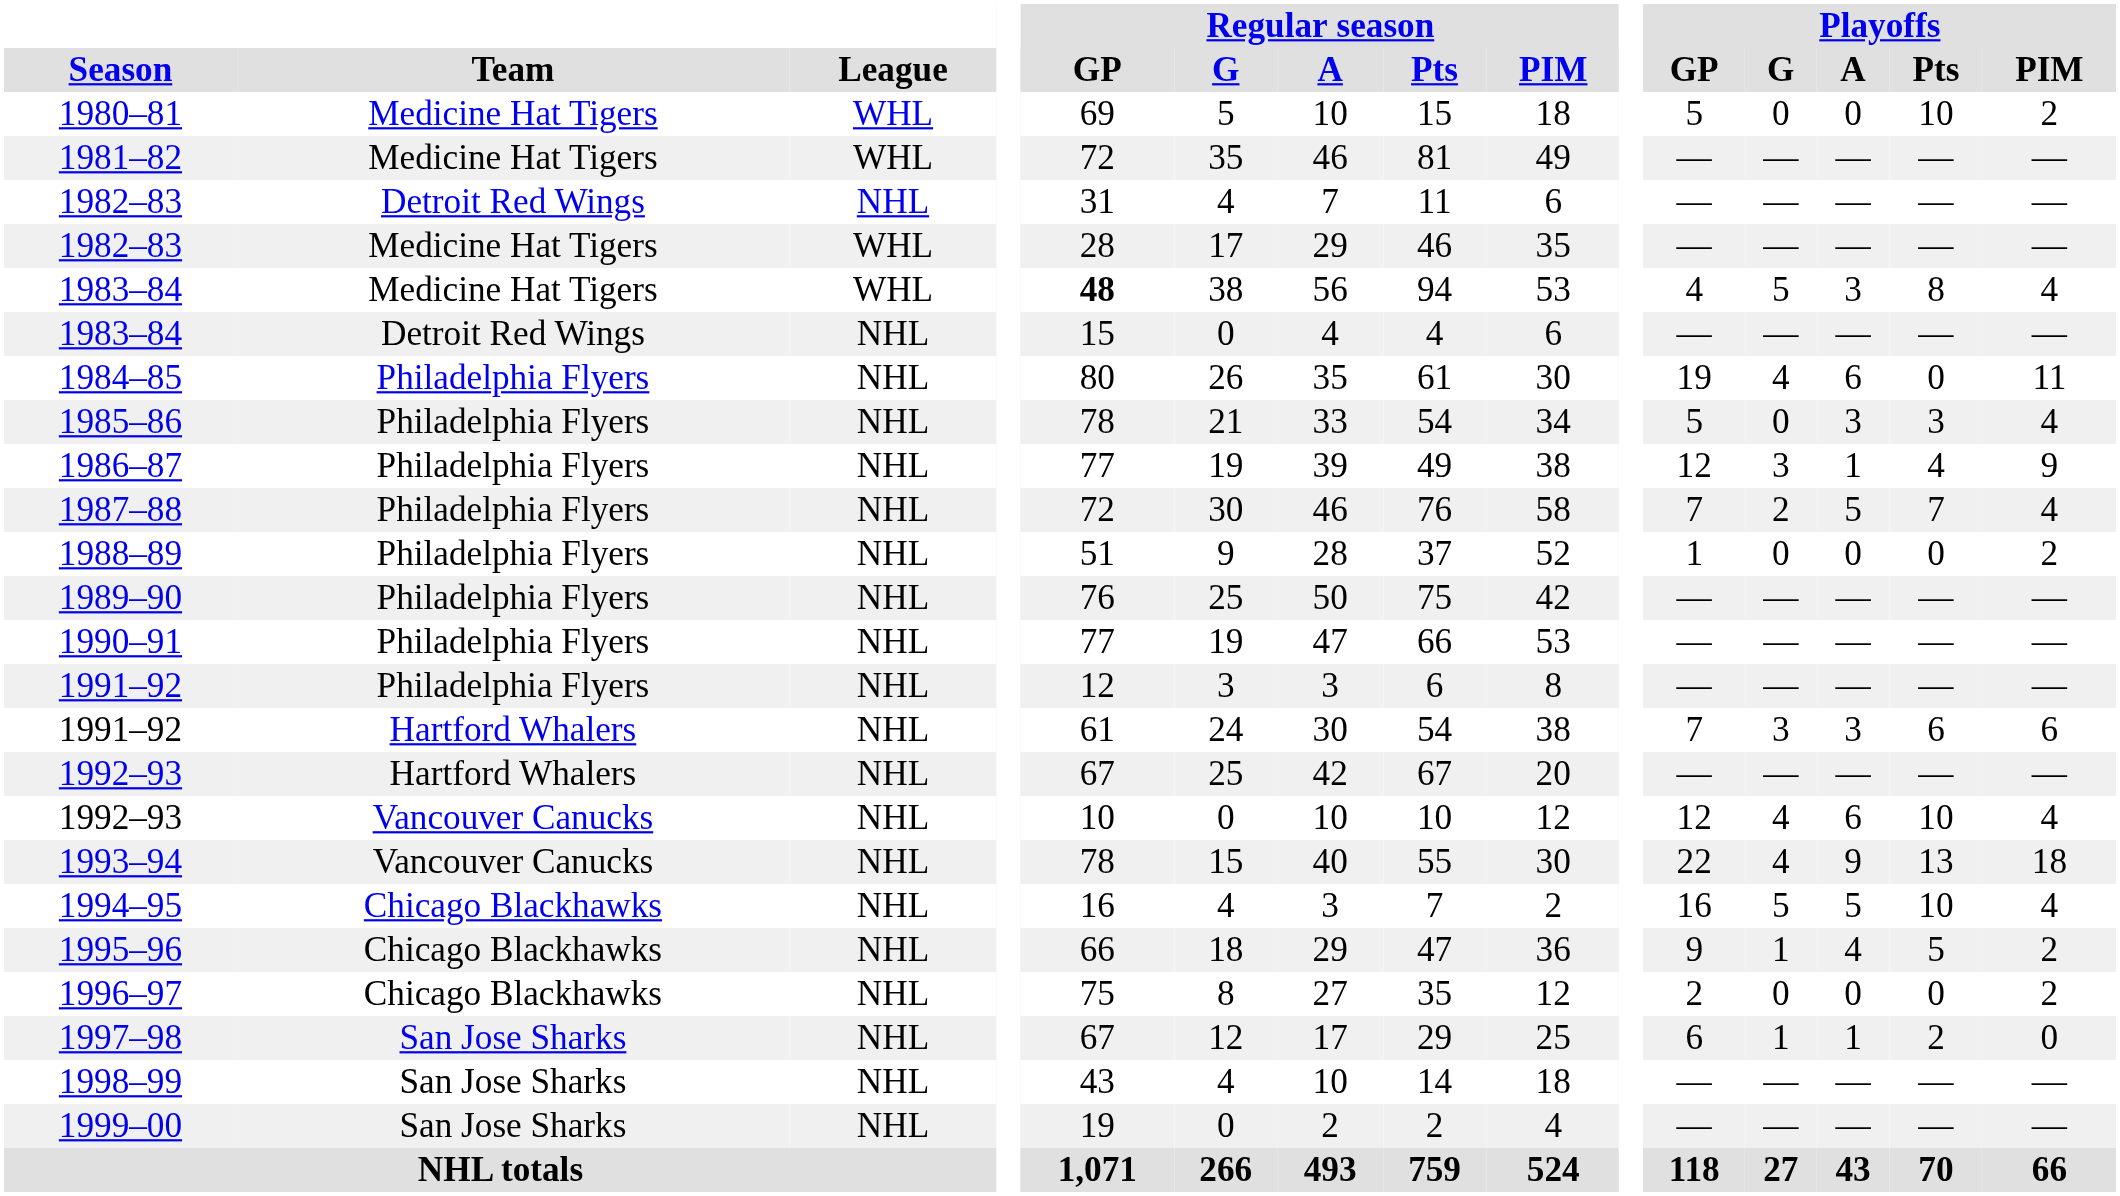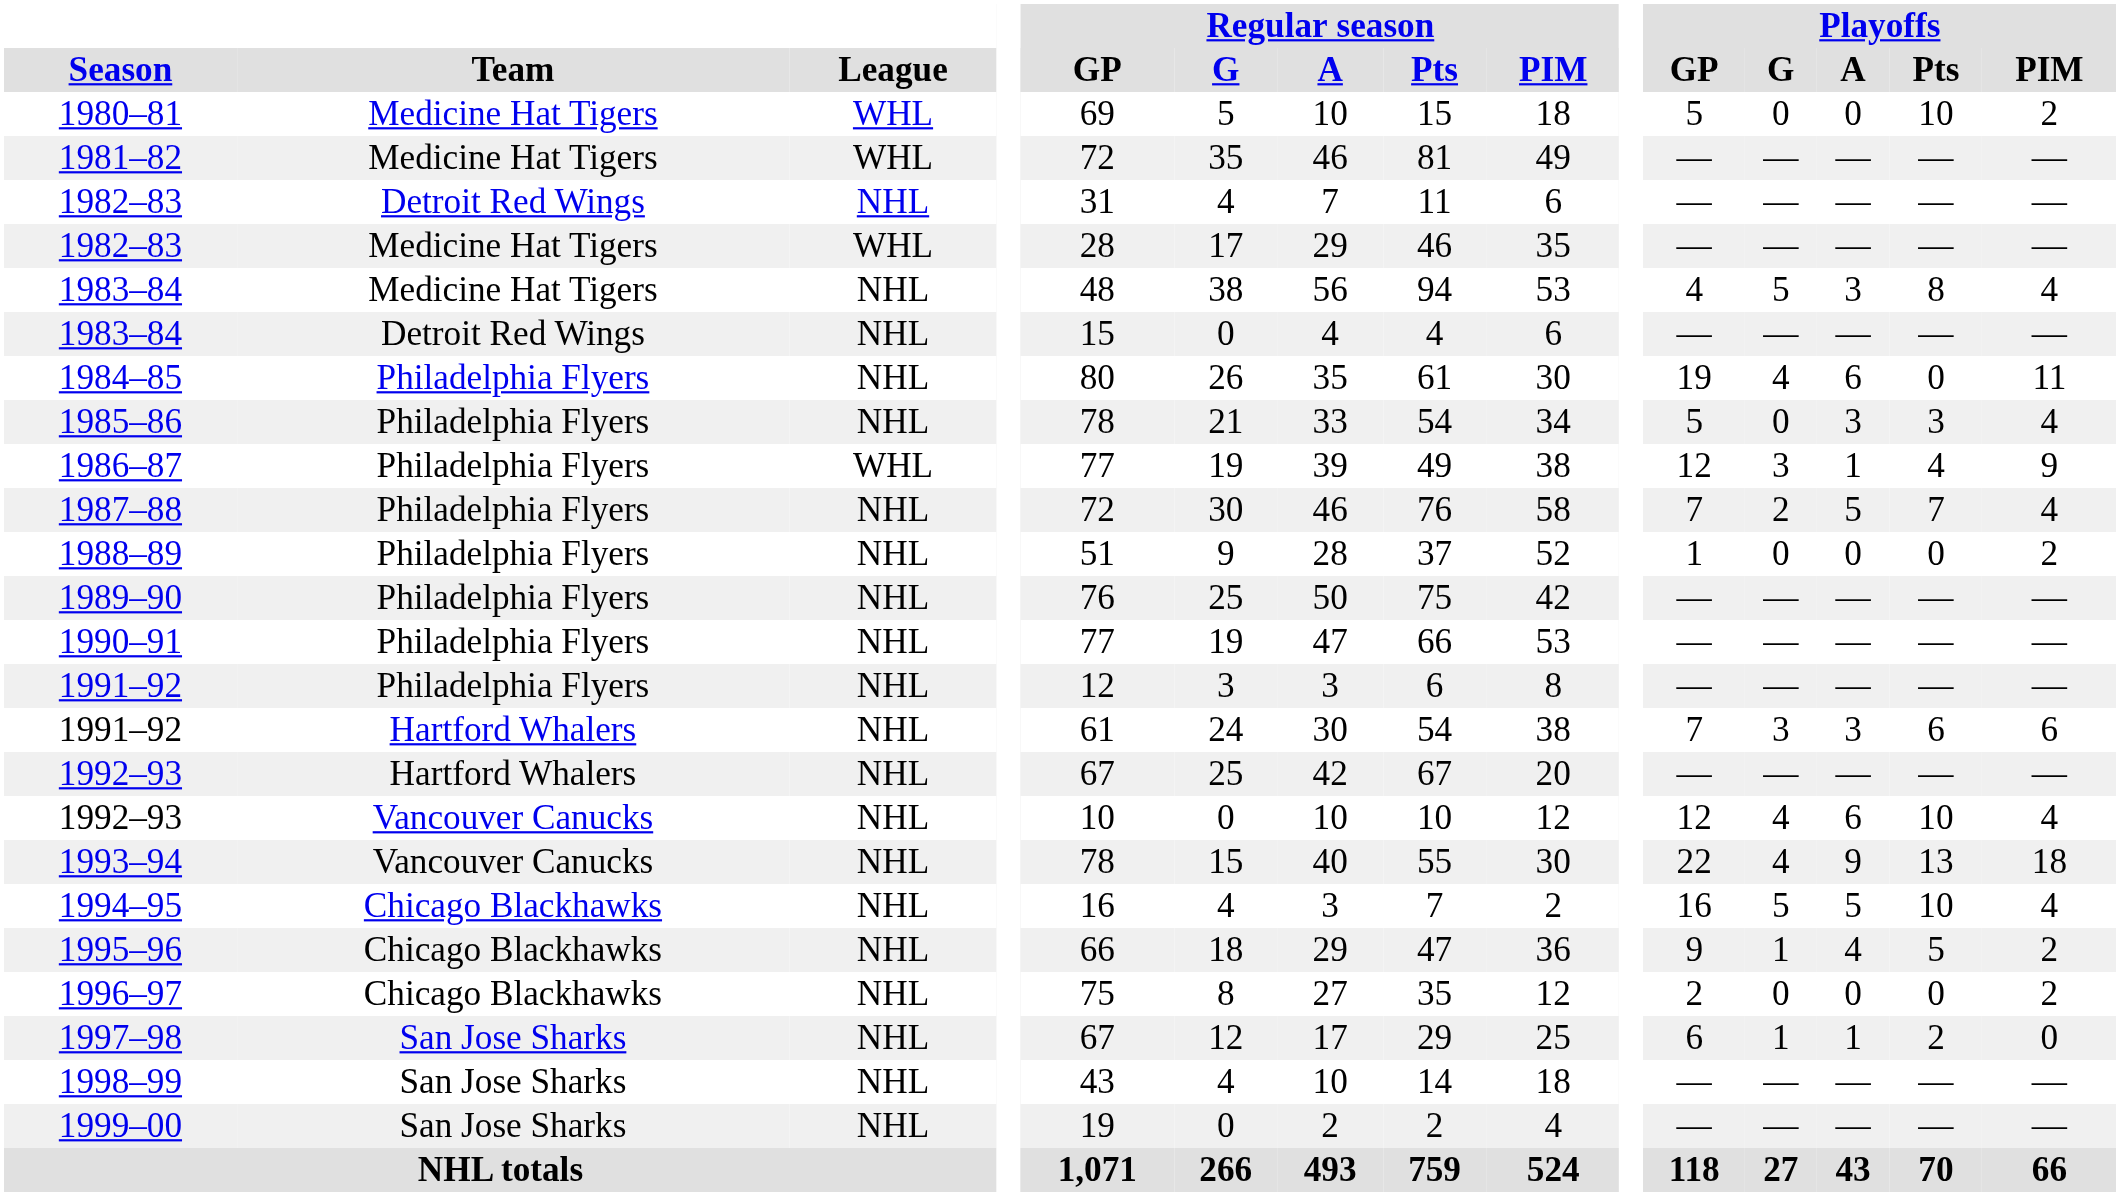(893, 289) WHL -> (893, 289) NHL
(1097, 289) bold -> (1097, 289) normal
(893, 465) NHL -> (893, 465) WHL
